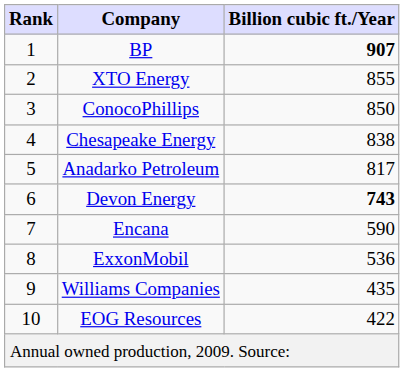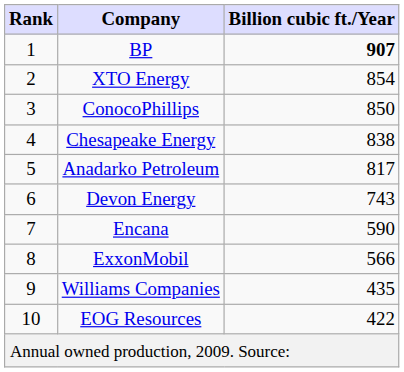(381, 79) 855 -> (381, 79) 854
(381, 199) bold -> (381, 199) normal
(381, 259) 536 -> (381, 259) 566
